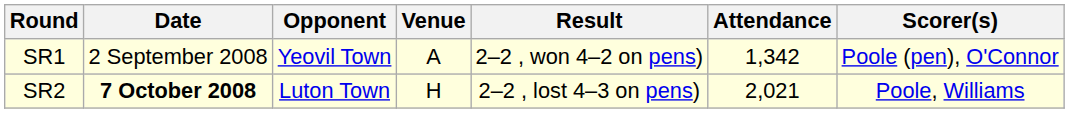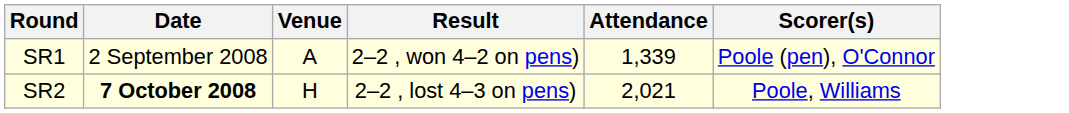- column: (335, 21)
(772, 56) 1,342 -> (649, 56) 1,339
